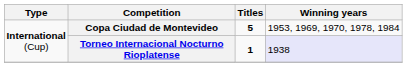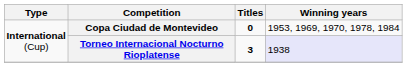(250, 28) 5 -> (250, 28) 0
(250, 49) 1 -> (250, 49) 3
